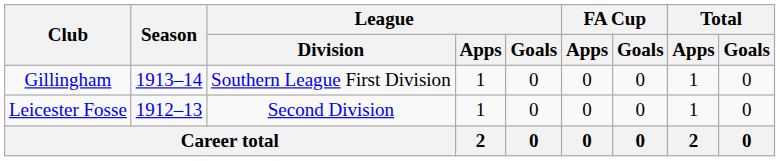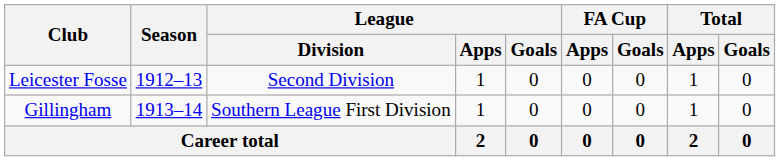rows swapped: (68, 110) <-> (68, 79)
